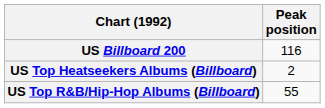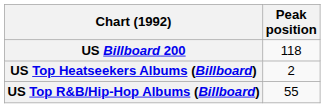(291, 50) 116 -> (291, 50) 118
